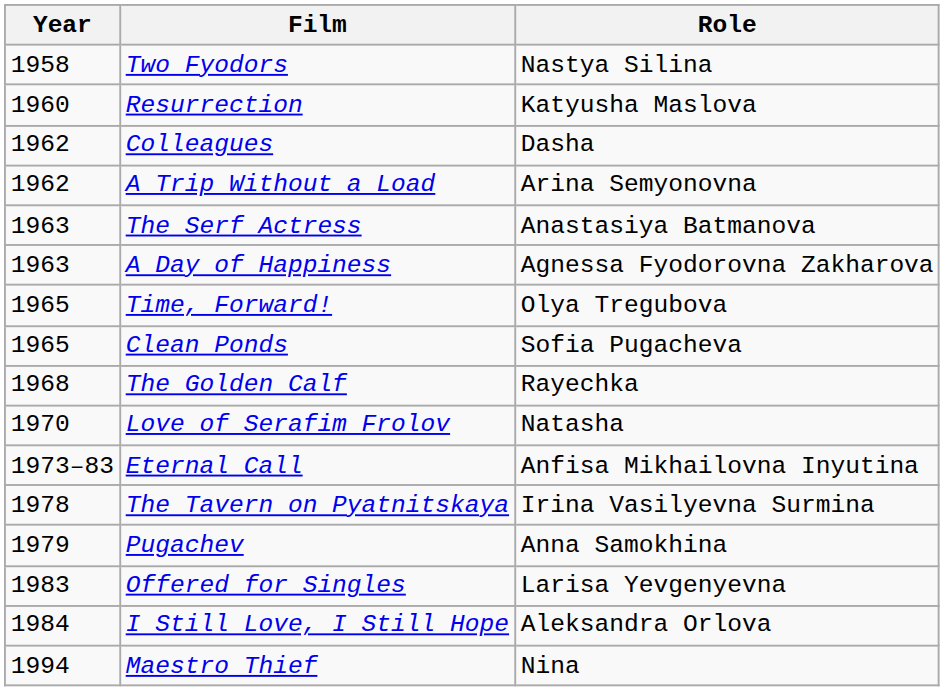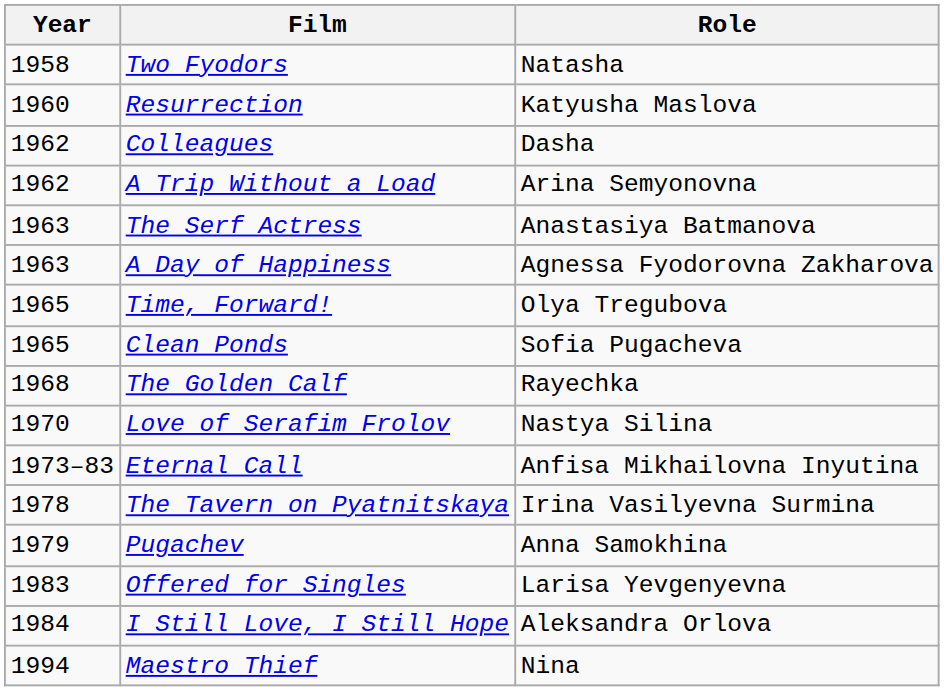(617, 65) Nastya Silina -> (572, 65) Natasha
(572, 425) Natasha -> (617, 425) Nastya Silina
